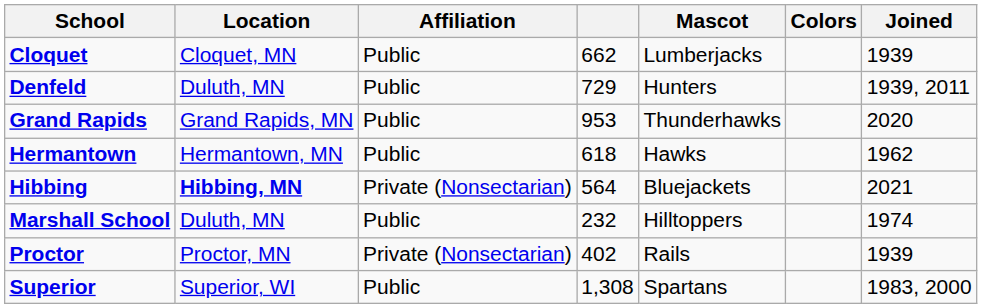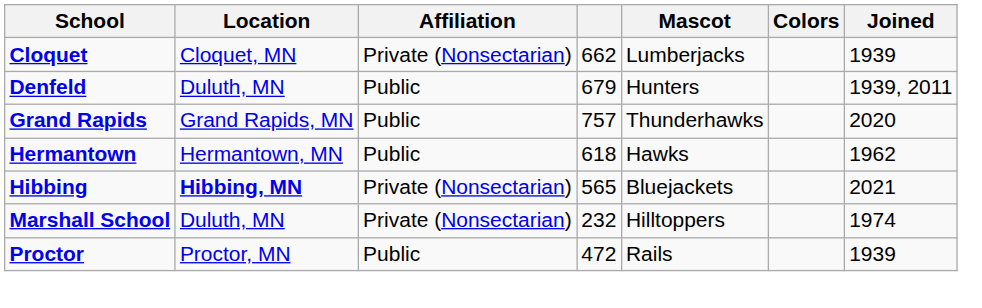(392, 54) Public -> (467, 54) Private (Nonsectarian)
(599, 87) 729 -> (599, 87) 679
(599, 120) 953 -> (599, 120) 757
(599, 187) 564 -> (599, 187) 565
(392, 220) Public -> (467, 220) Private (Nonsectarian)
(467, 253) Private (Nonsectarian) -> (392, 253) Public
(599, 253) 402 -> (599, 253) 472
- row: (53, 287)
